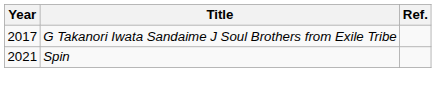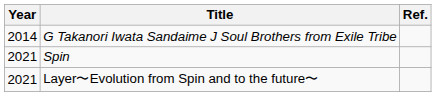(22, 36) 2017 -> (22, 36) 2014
+ row: (181, 79)
